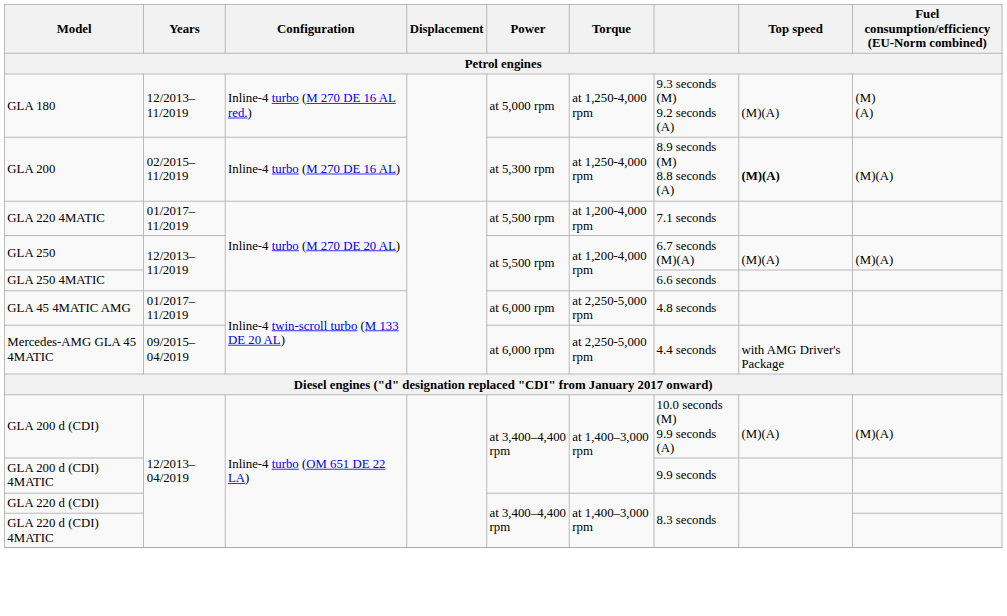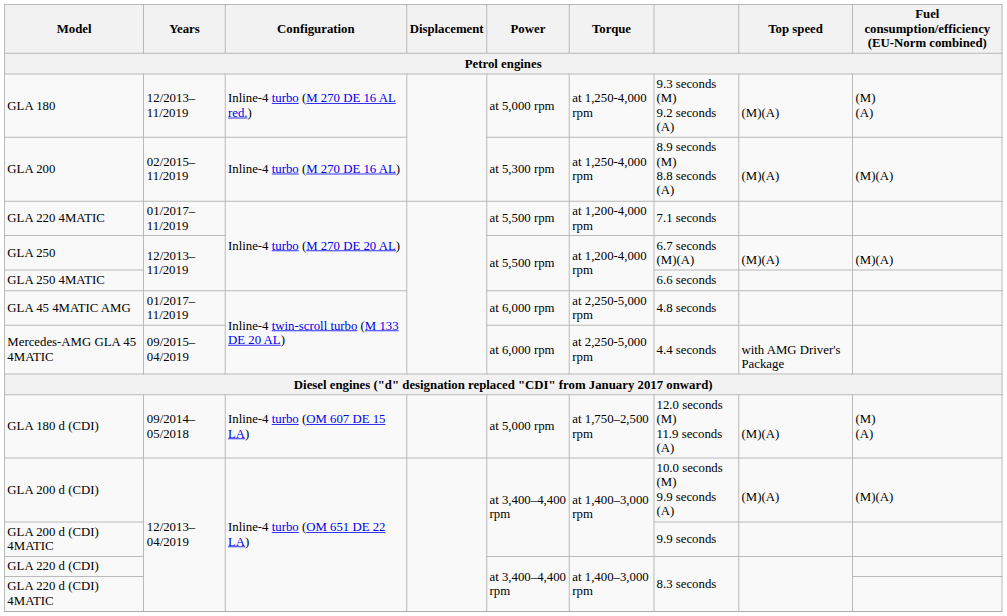(761, 176) bold -> (760, 176) normal
+ row: (53, 426)
